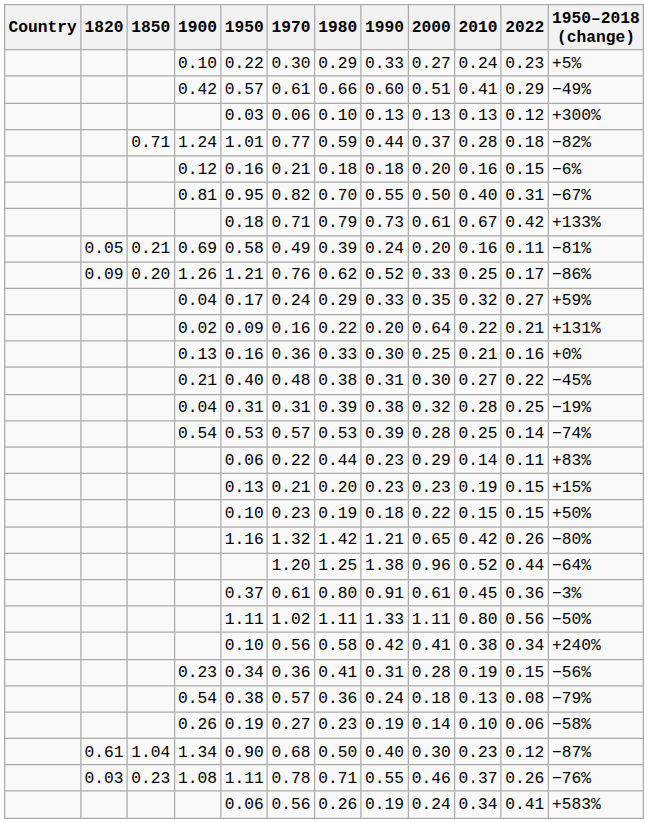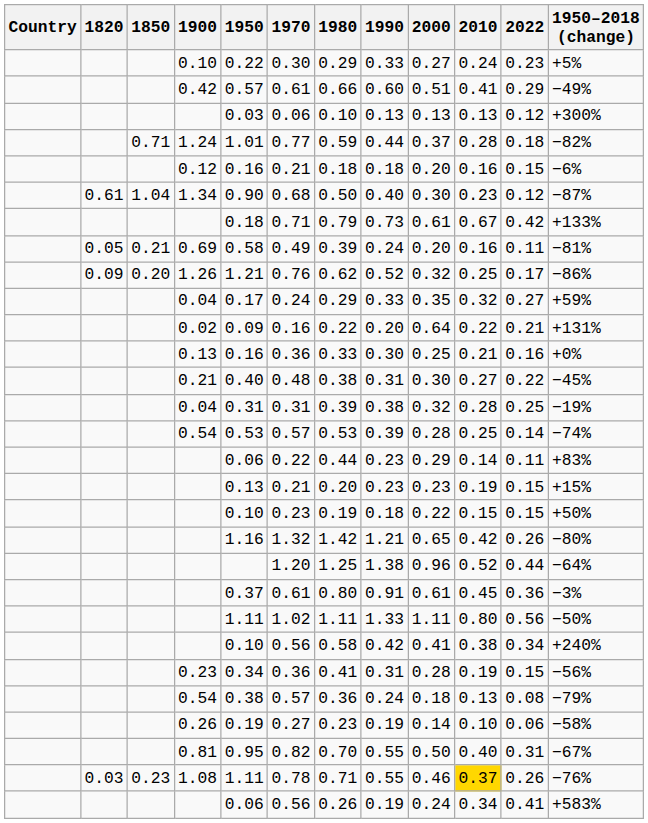rows swapped: (151, 196) <-> (151, 752)
(431, 275) 0.33 -> (431, 275) 0.32
(478, 778) no background -> (478, 778) gold background
